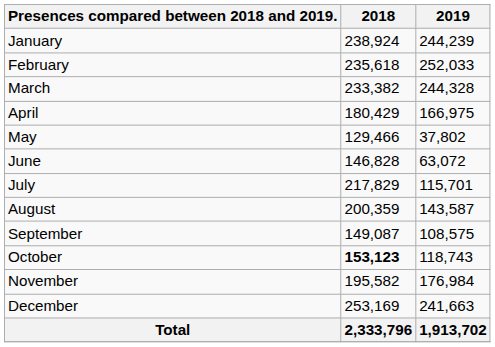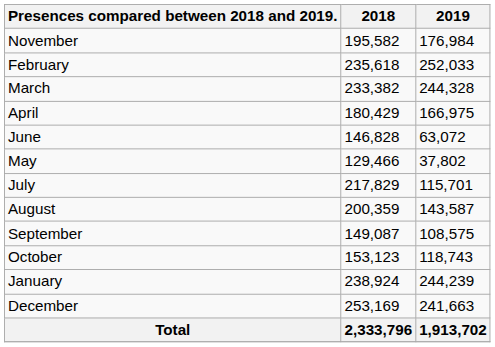rows swapped: (35, 40) <-> (43, 281)
rows swapped: (22, 137) <-> (24, 161)
(372, 257) bold -> (372, 257) normal
